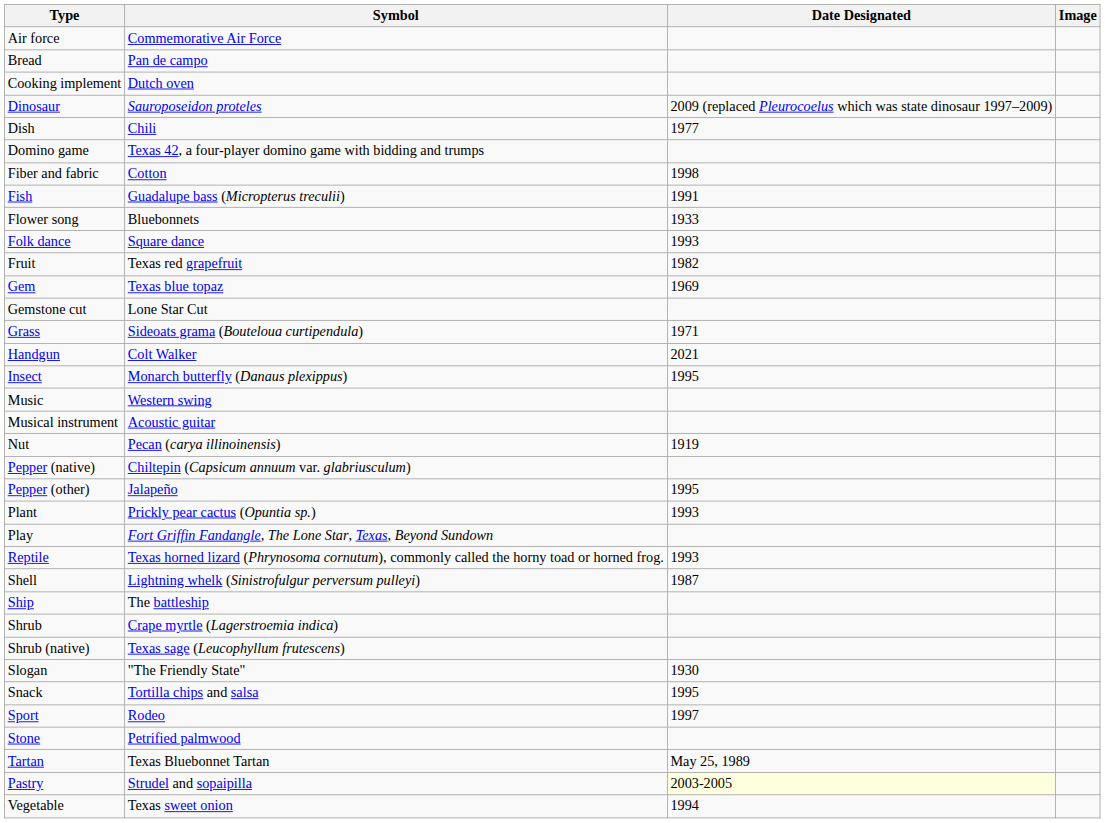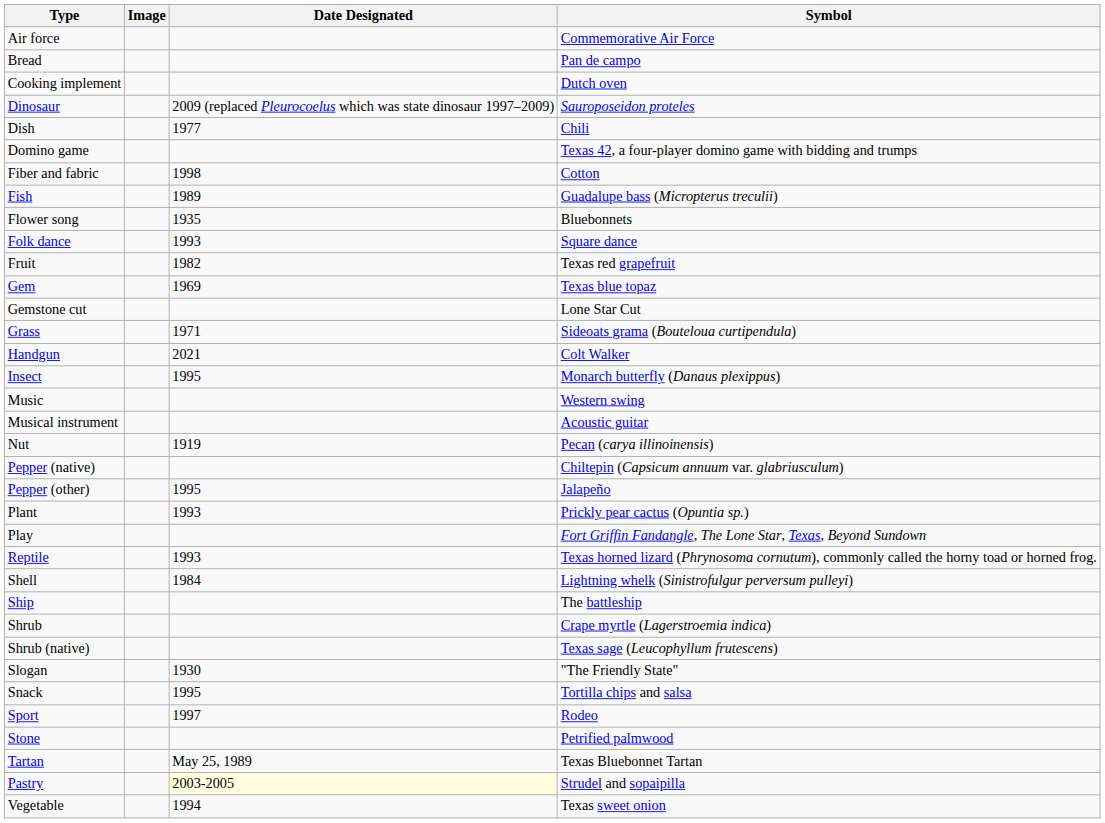columns swapped: (396, 15) <-> (1078, 15)
(685, 196) 1991 -> (187, 196) 1989
(685, 219) 1933 -> (187, 219) 1935
(685, 580) 1987 -> (187, 580) 1984
